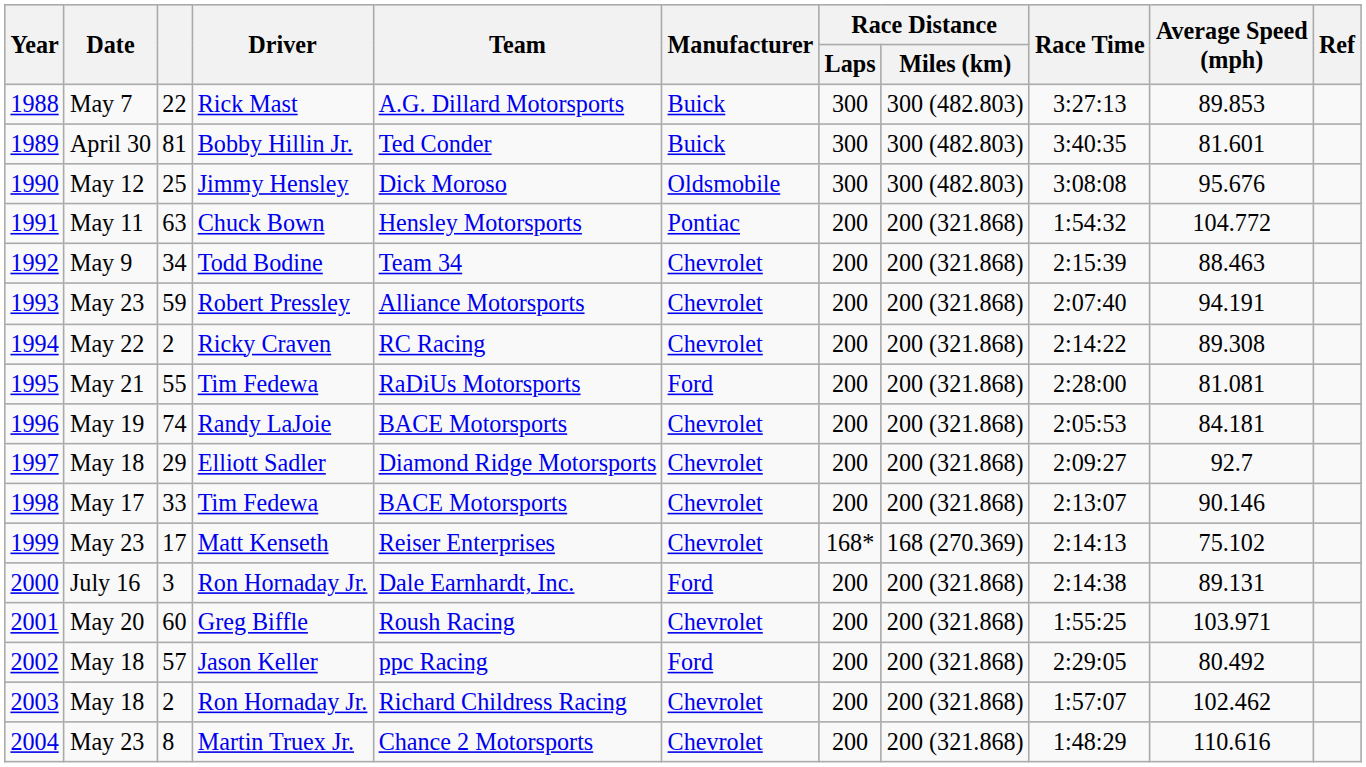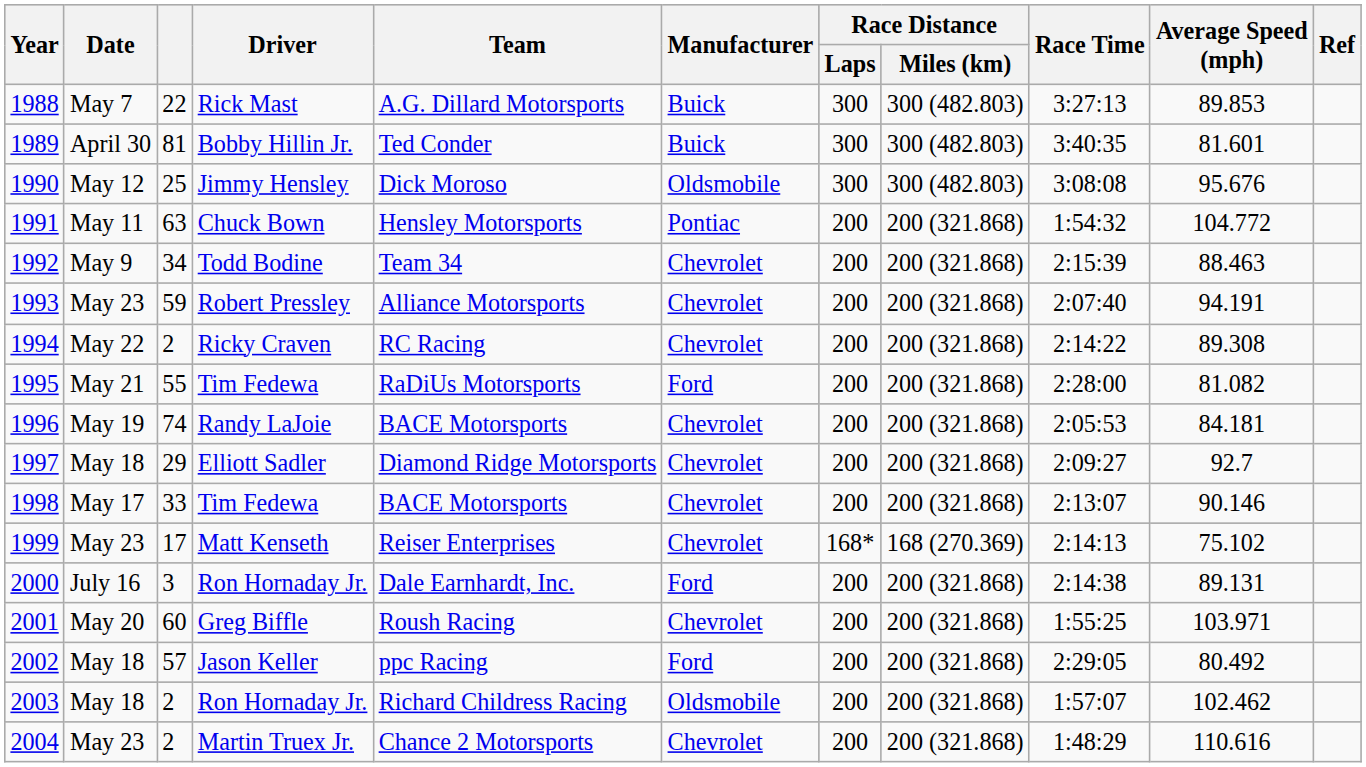(1232, 383) 81.081 -> (1232, 383) 81.082
(715, 702) Chevrolet -> (724, 702) Oldsmobile
(168, 741) 8 -> (168, 741) 2
